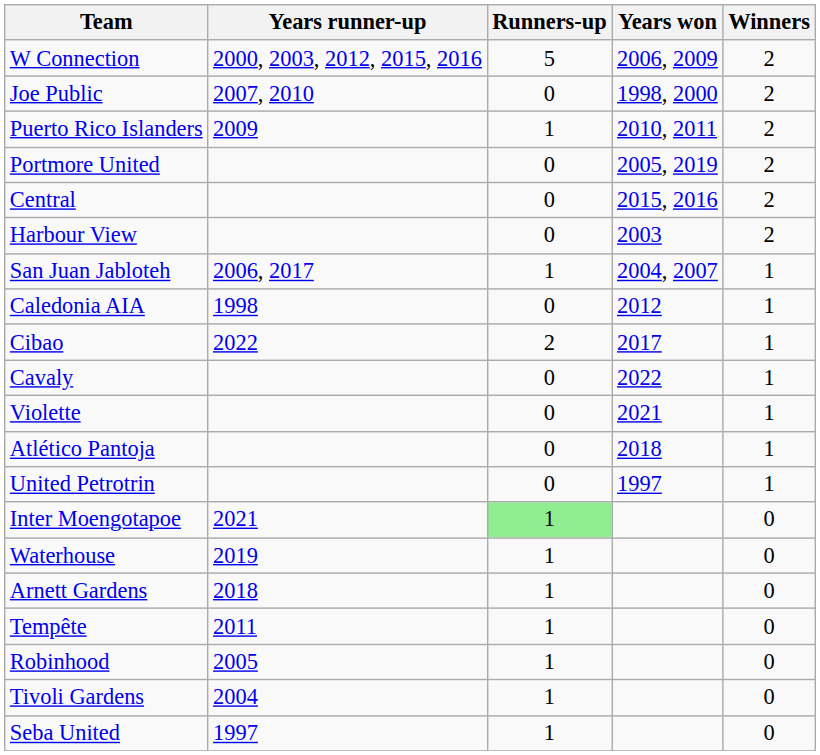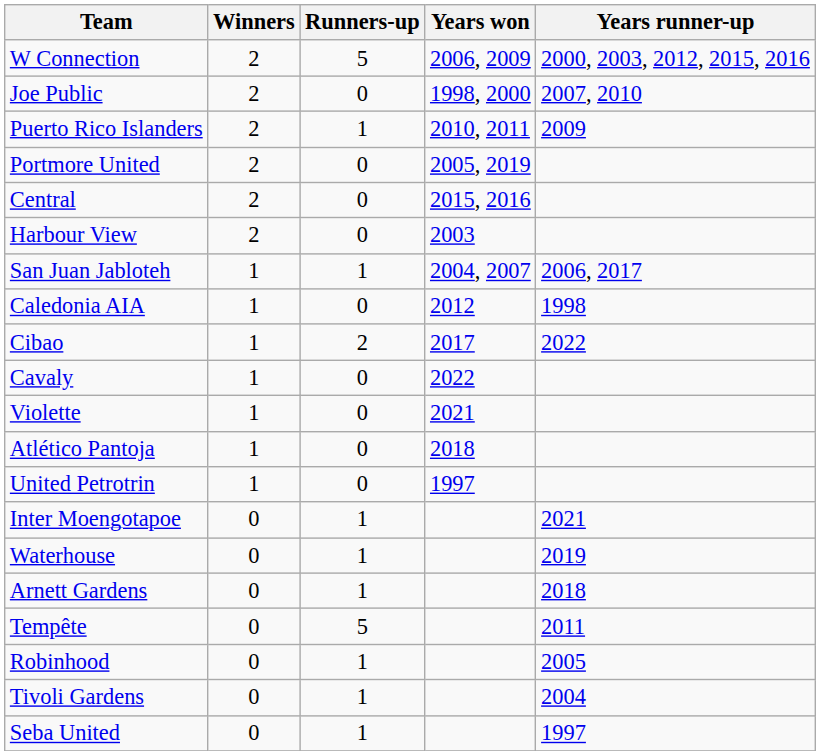columns swapped: (769, 22) <-> (347, 22)
(549, 519) lightgreen background -> (362, 519) no background
(549, 626) 1 -> (362, 626) 5
